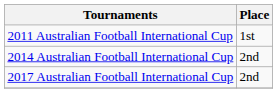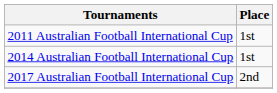(249, 56) 2nd -> (247, 56) 1st
